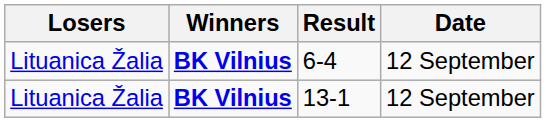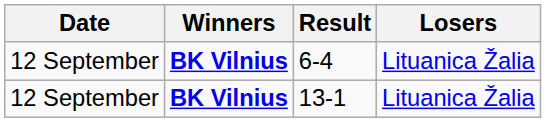columns swapped: (460, 23) <-> (87, 23)
